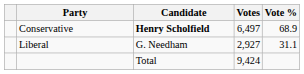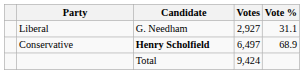rows swapped: (46, 28) <-> (34, 45)
